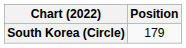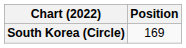(154, 33) 179 -> (154, 33) 169
